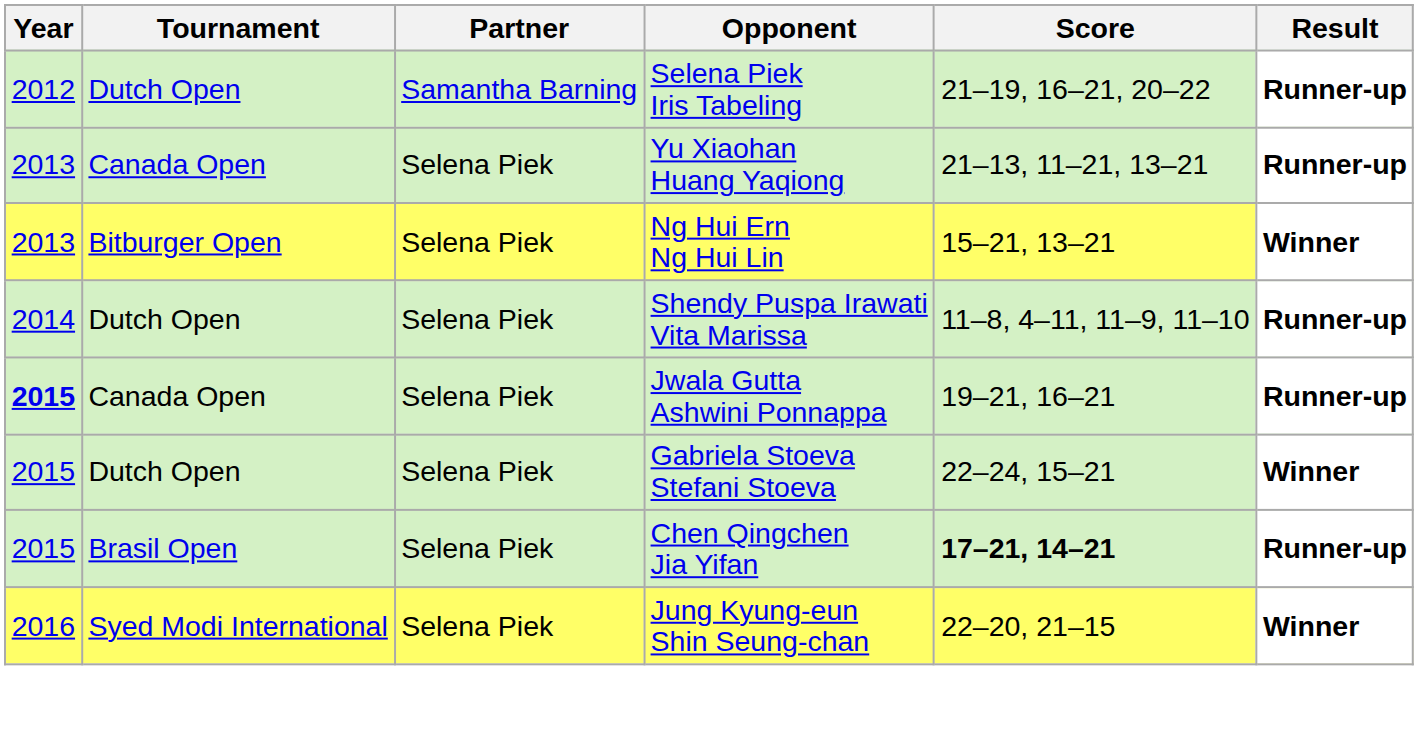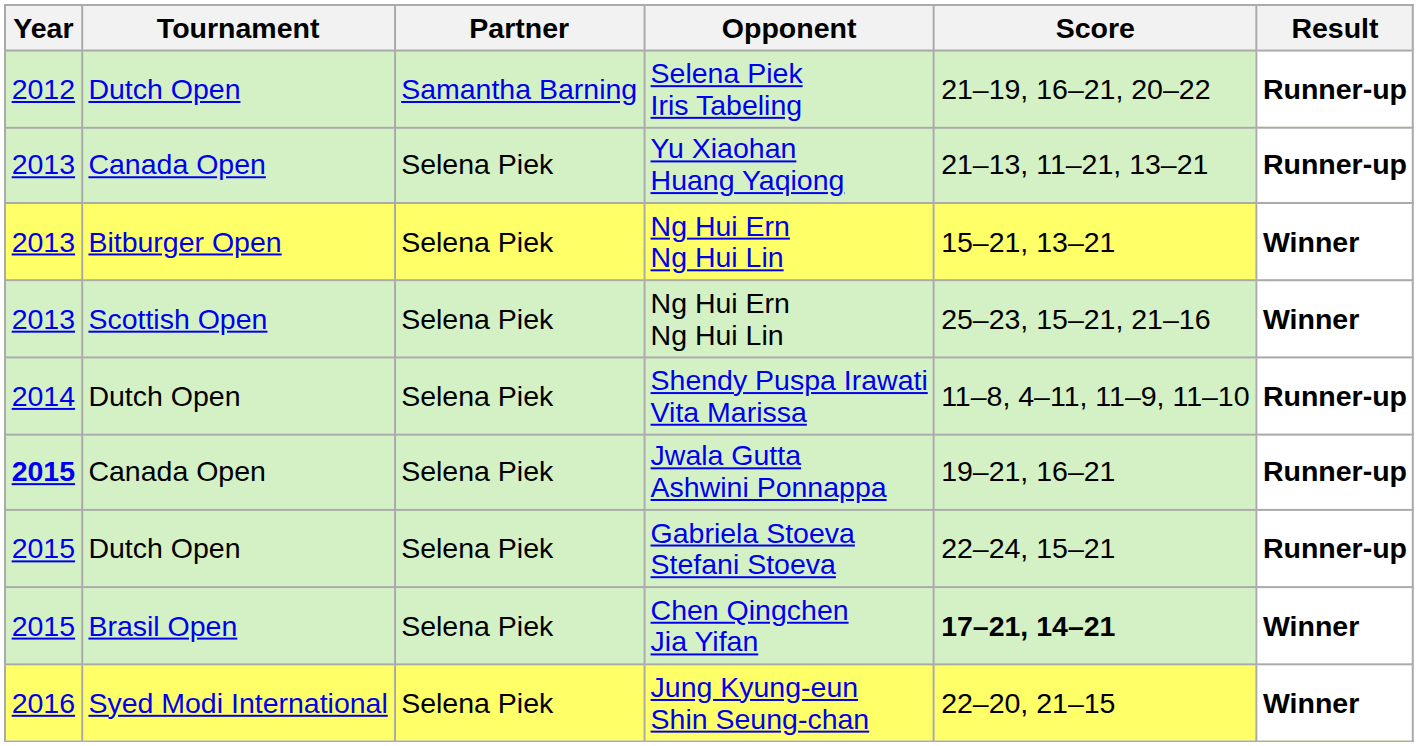+ row: (178, 319)
(1311, 472) Winner -> (1335, 549) Runner-up
(1335, 549) Runner-up -> (1311, 626) Winner
